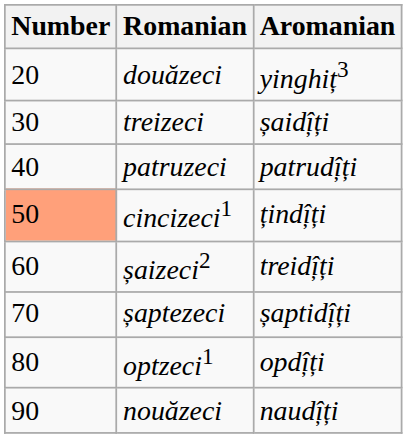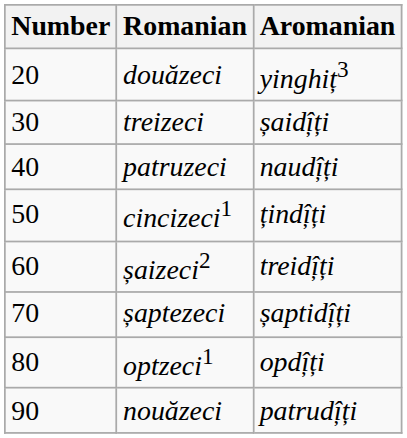(308, 166) patrud̦îți -> (299, 166) naud̦îți
(25, 214) lightsalmon background -> (25, 214) no background
(299, 409) naud̦îți -> (308, 409) patrud̦îți
